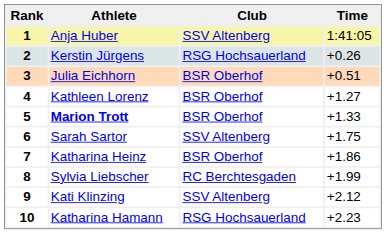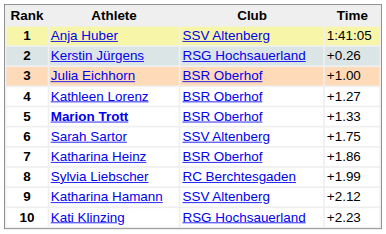(344, 76) +0.51 -> (344, 76) +1.00
(88, 197) Kati Klinzing -> (107, 197) Katharina Hamann
(107, 217) Katharina Hamann -> (88, 217) Kati Klinzing
